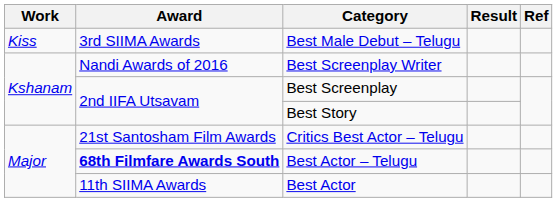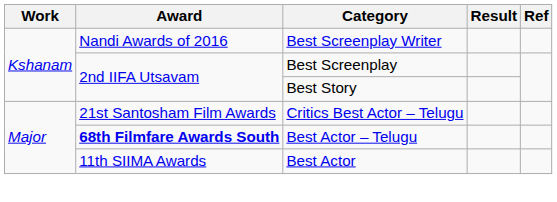- row: (373, 40)
